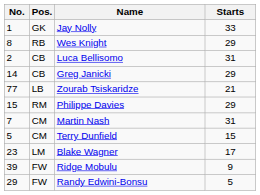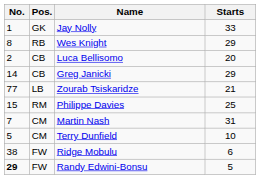(230, 58) 31 -> (230, 58) 20
(230, 105) 29 -> (230, 105) 25
(230, 136) 15 -> (230, 136) 10
- row: (87, 151)
(12, 167) 39 -> (12, 151) 38
(230, 167) 9 -> (230, 151) 6
(12, 182) normal -> (12, 167) bold
